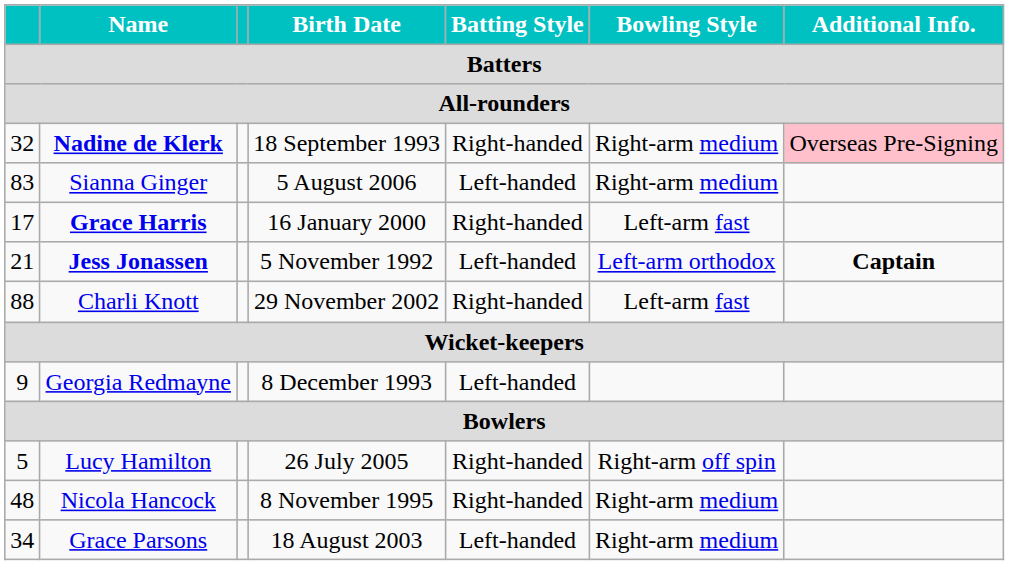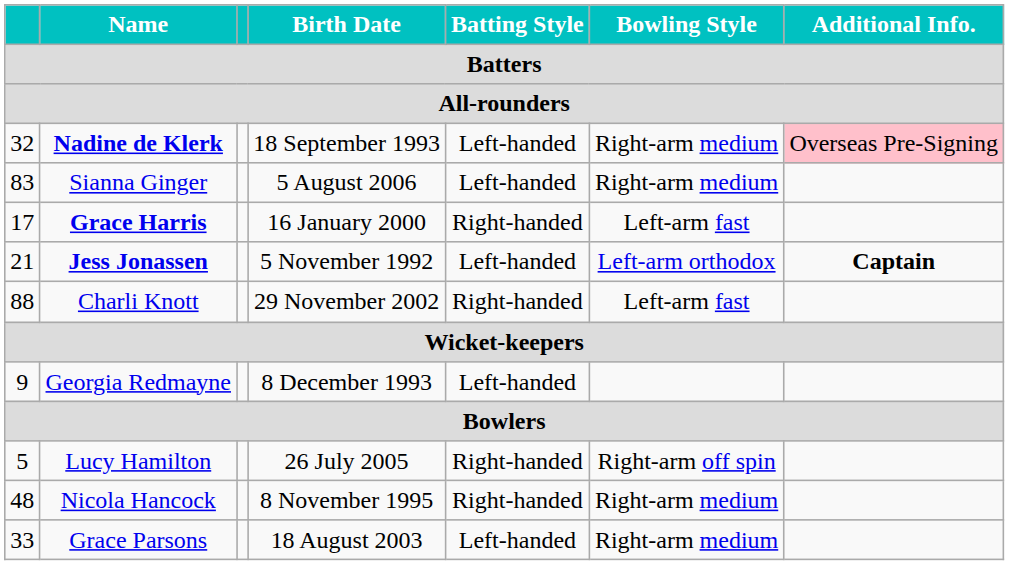(517, 143) Right-handed -> (517, 143) Left-handed
(22, 539) 34 -> (22, 539) 33
